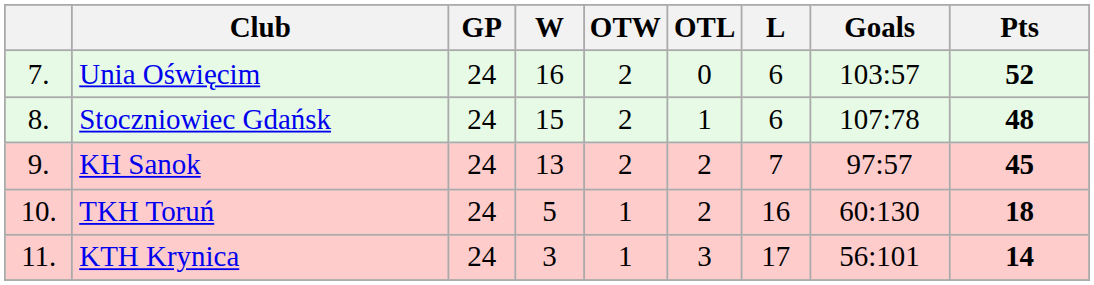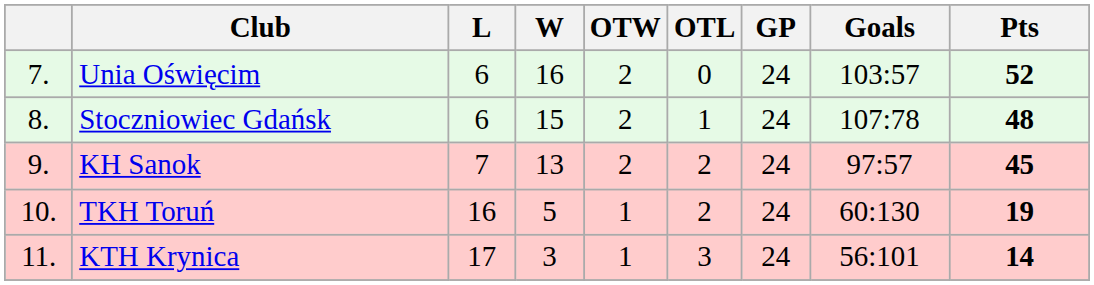columns swapped: (482, 27) <-> (776, 27)
(1020, 211) 18 -> (1020, 211) 19
